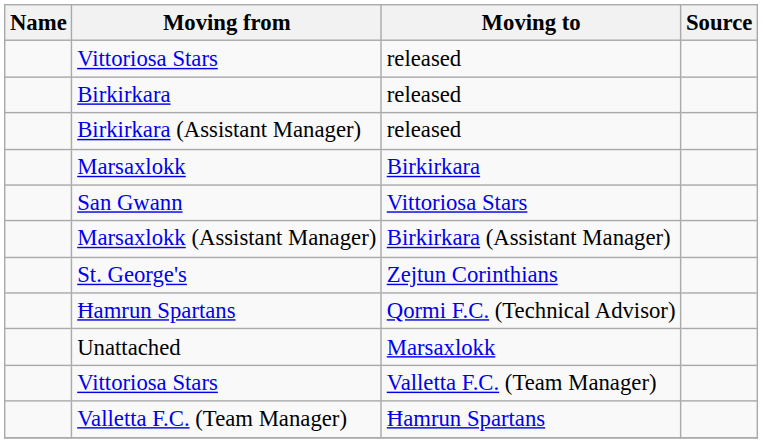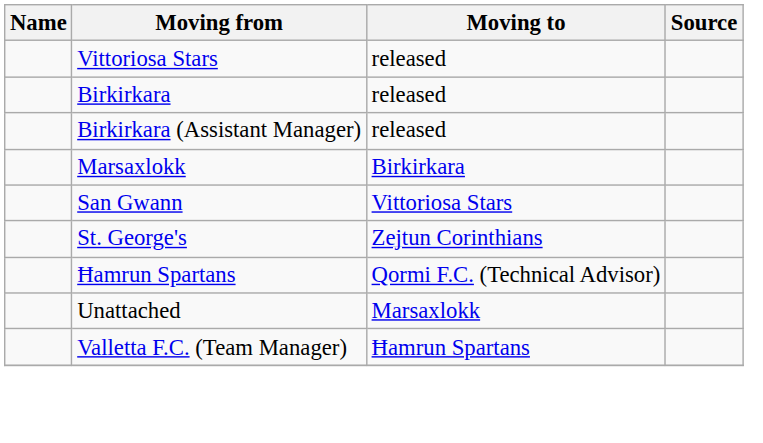- row: (227, 238)
- row: (148, 382)
